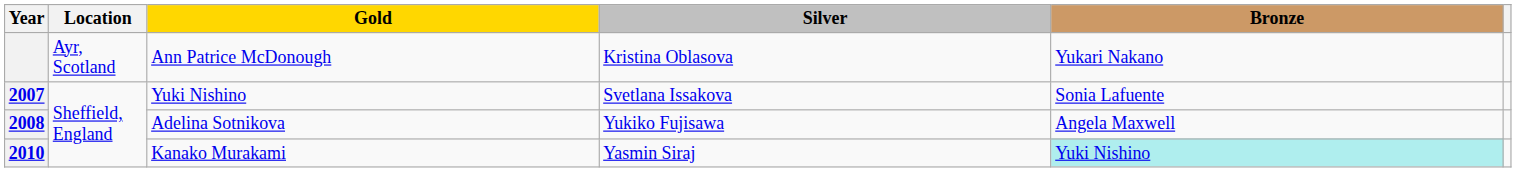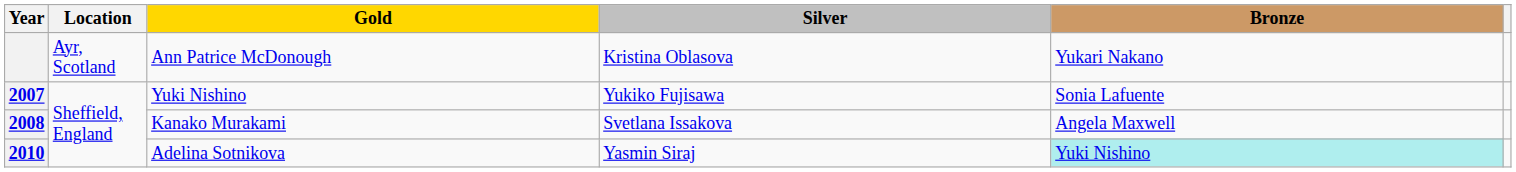(668, 95) Svetlana Issakova -> (664, 95) Yukiko Fujisawa
(218, 124) Adelina Sotnikova -> (219, 124) Kanako Murakami
(664, 124) Yukiko Fujisawa -> (668, 124) Svetlana Issakova
(219, 152) Kanako Murakami -> (218, 152) Adelina Sotnikova
